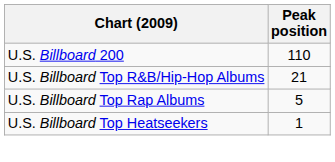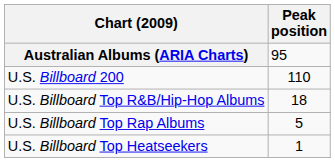+ row: (136, 54)
(299, 77) 21 -> (299, 100) 18
